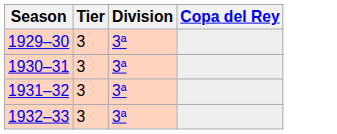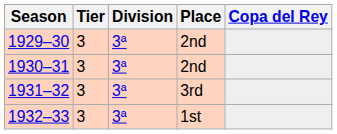+ column: (201, 16)
